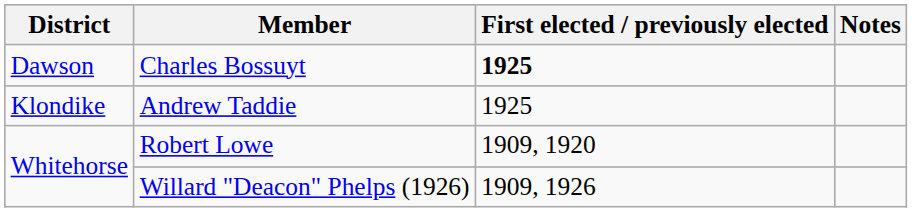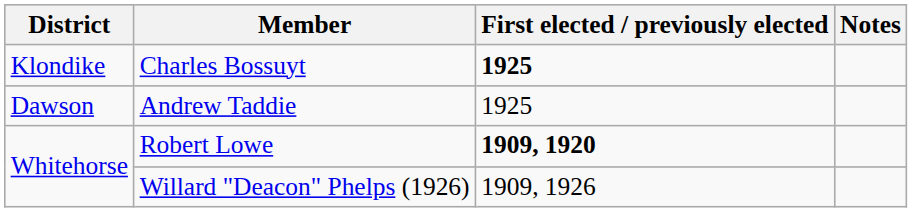(52, 65) Dawson -> (58, 65) Klondike
(58, 105) Klondike -> (52, 105) Dawson
(539, 145) normal -> (539, 145) bold
